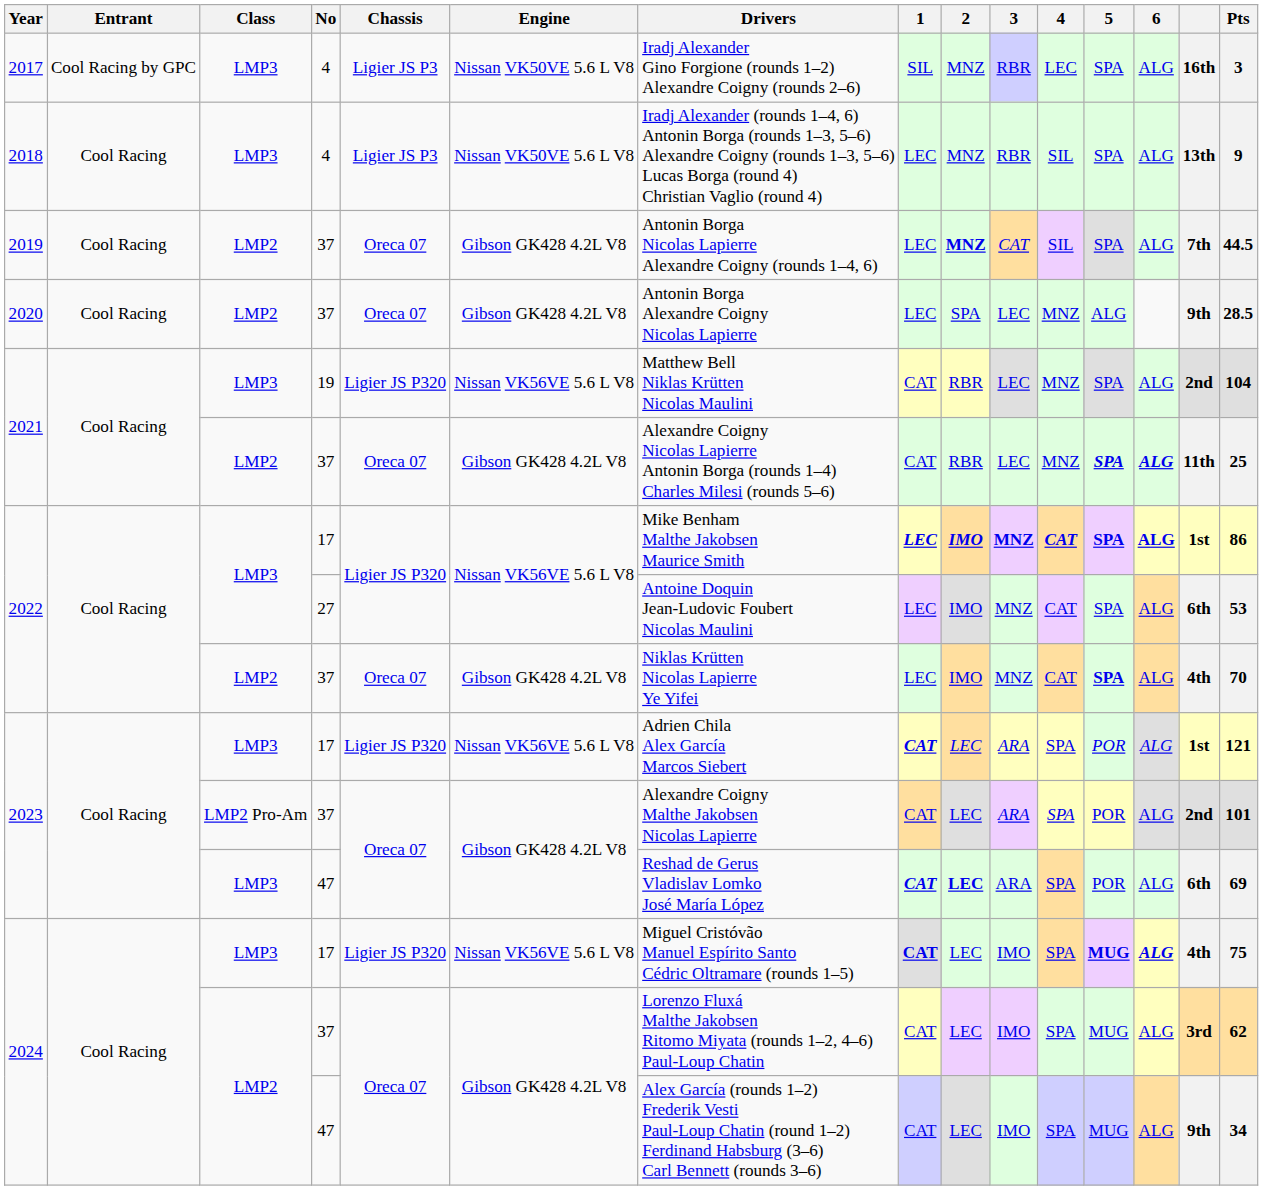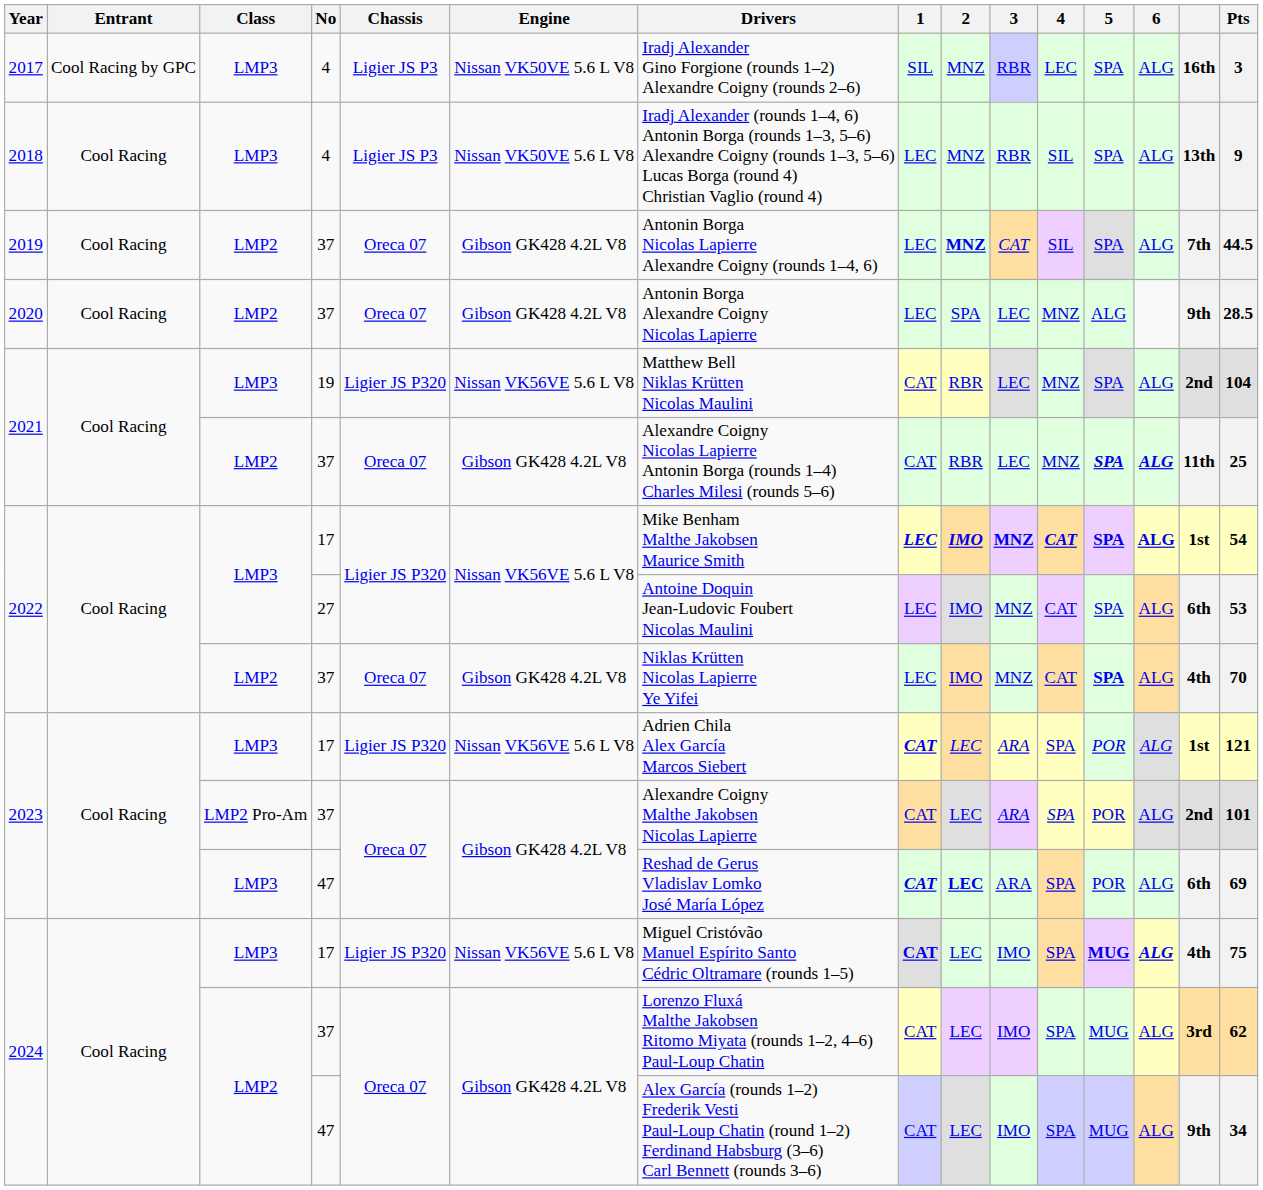(1238, 540) 86 -> (1238, 540) 54
